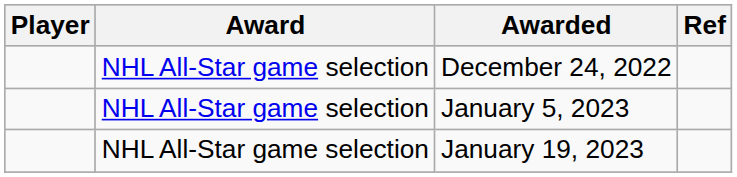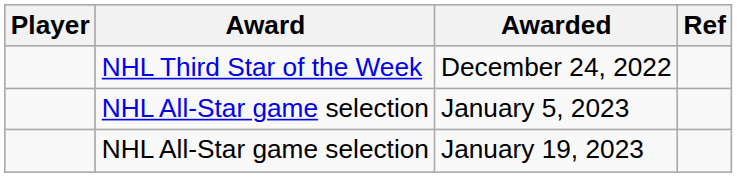(265, 66) NHL All-Star game selection -> (262, 66) NHL Third Star of the Week
